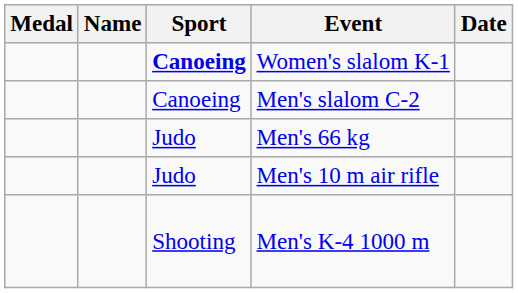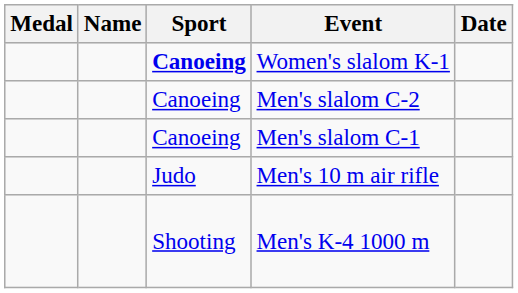- row: (313, 138)
+ row: (338, 138)
